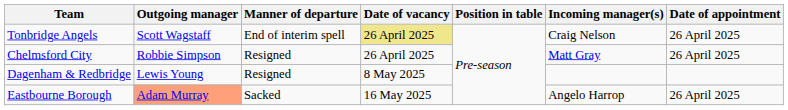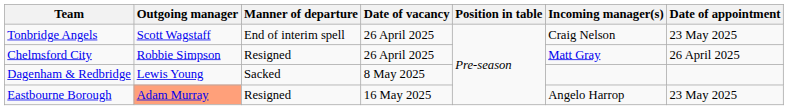(399, 34) khaki background -> (399, 34) no background
(705, 34) 26 April 2025 -> (703, 34) 23 May 2025
(268, 74) Resigned -> (262, 74) Sacked
(262, 94) Sacked -> (268, 94) Resigned
(705, 94) 26 April 2025 -> (703, 94) 23 May 2025
